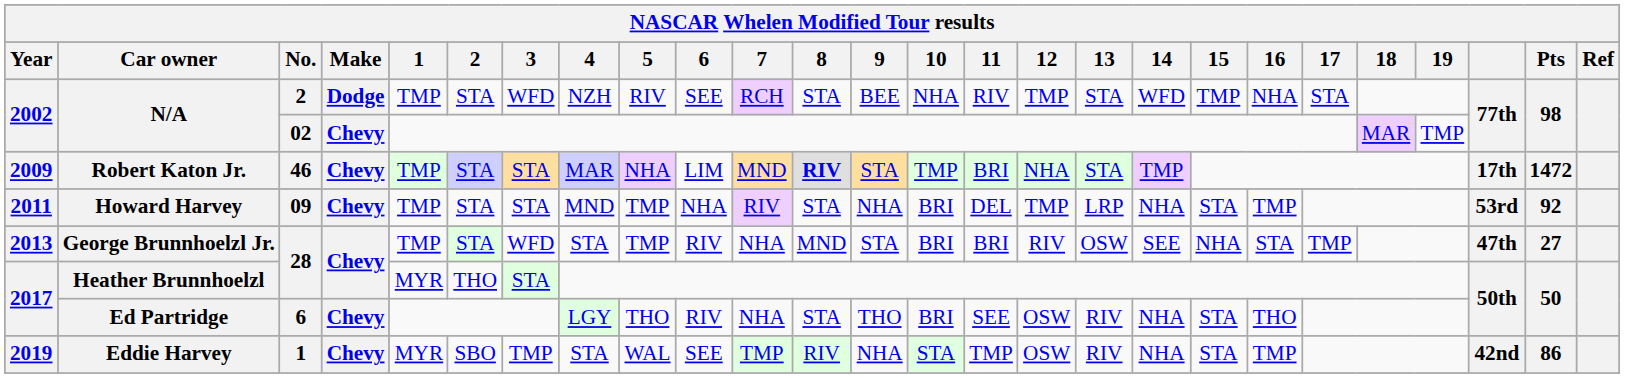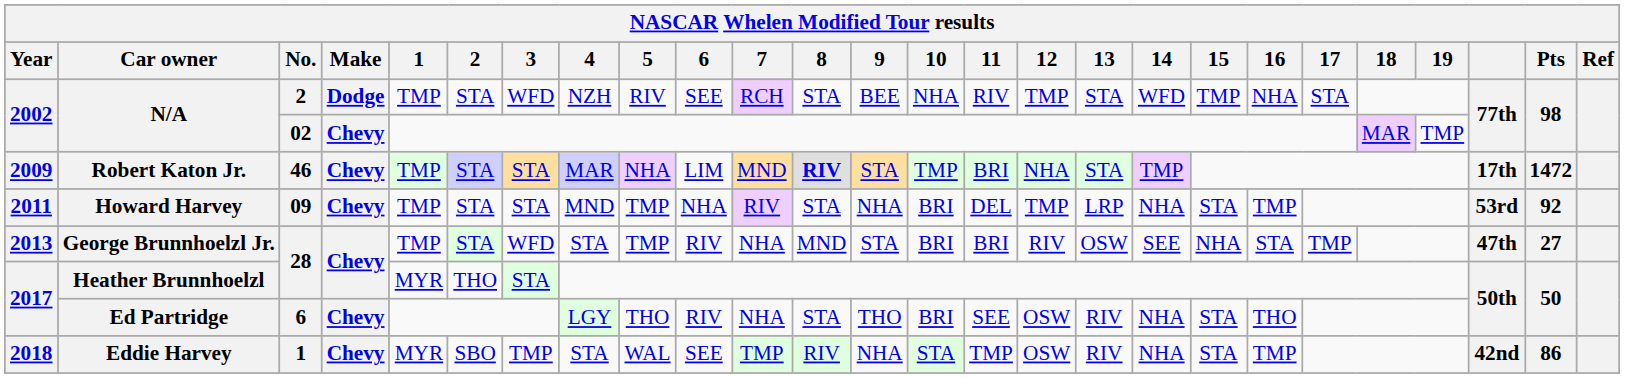(31, 353) 2019 -> (31, 353) 2018
